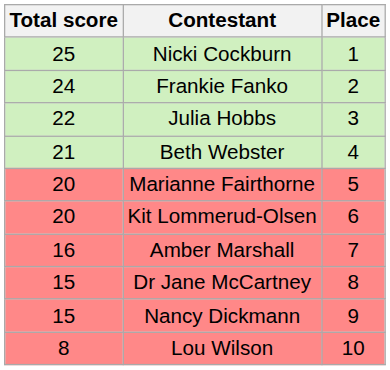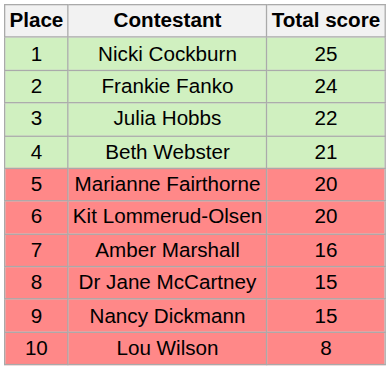columns swapped: (353, 20) <-> (64, 20)
